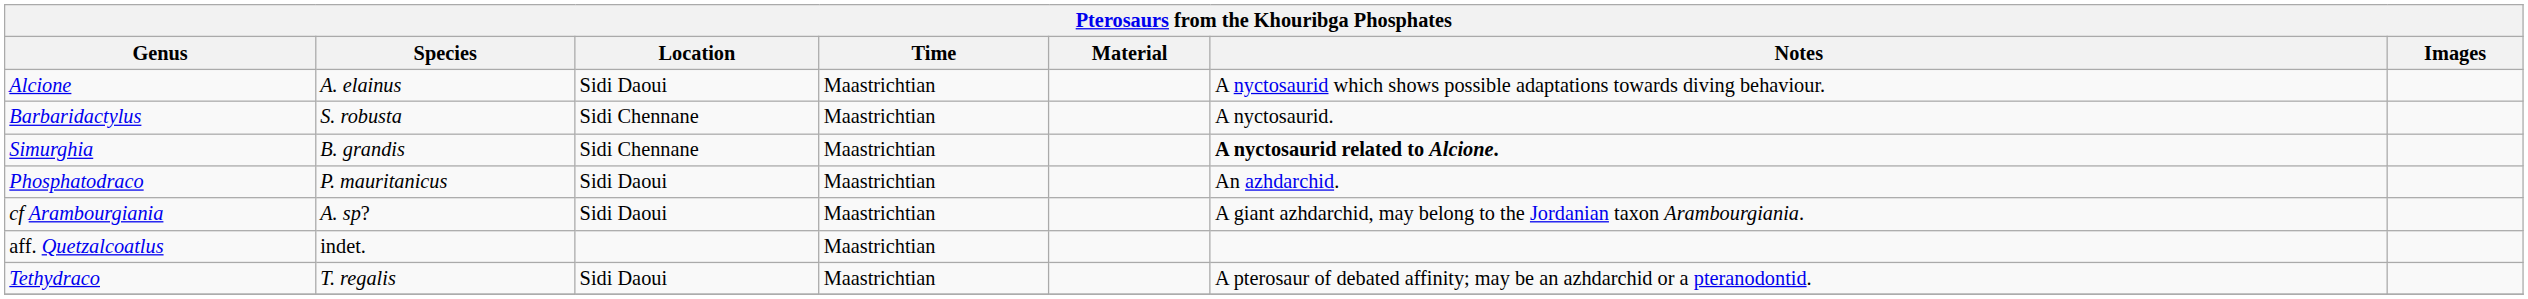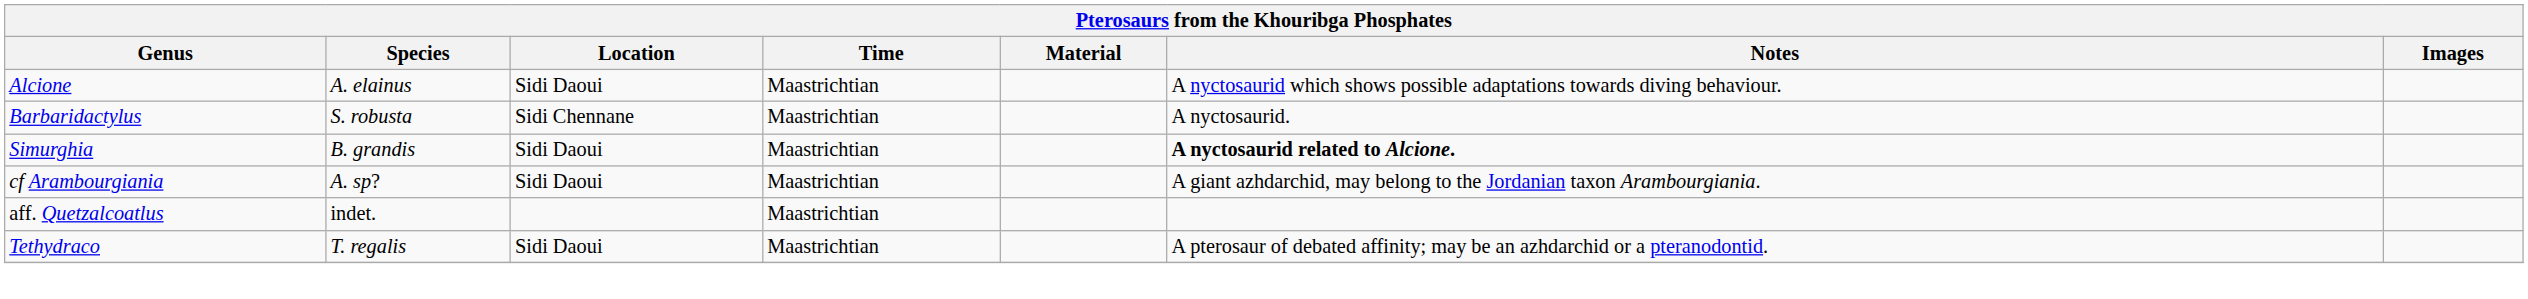(639, 149) Sidi Chennane -> (559, 149) Sidi Daoui
- row: (76, 181)
